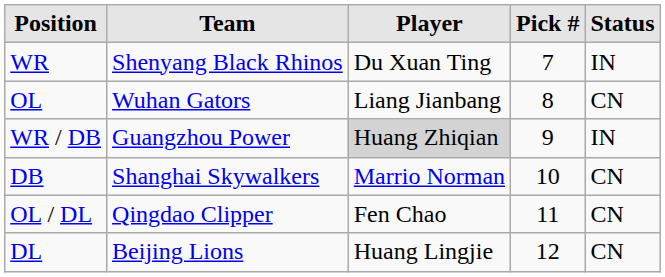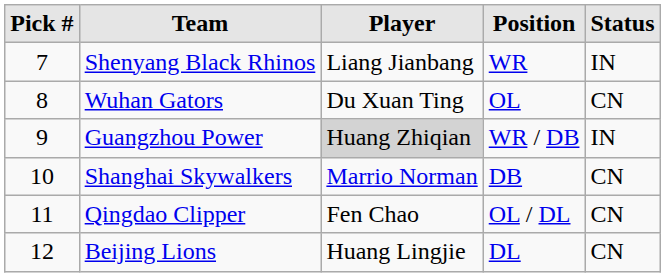columns swapped: (548, 23) <-> (56, 23)
(422, 61) Du Xuan Ting -> (400, 61) Liang Jianbang
(427, 99) Liang Jianbang -> (395, 99) Du Xuan Ting
